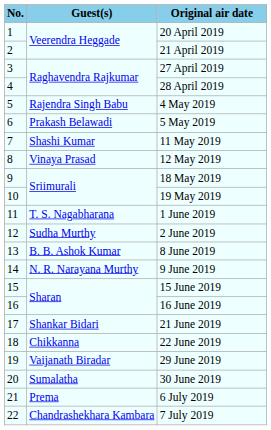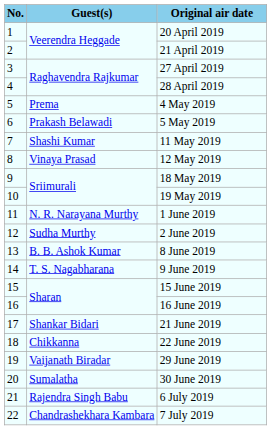(79, 104) Rajendra Singh Babu -> (44, 104) Prema
(72, 214) T. S. Nagabharana -> (84, 214) N. R. Narayana Murthy
(84, 269) N. R. Narayana Murthy -> (72, 269) T. S. Nagabharana
(44, 397) Prema -> (79, 397) Rajendra Singh Babu
